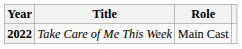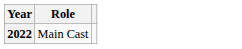- column: (105, 14)
